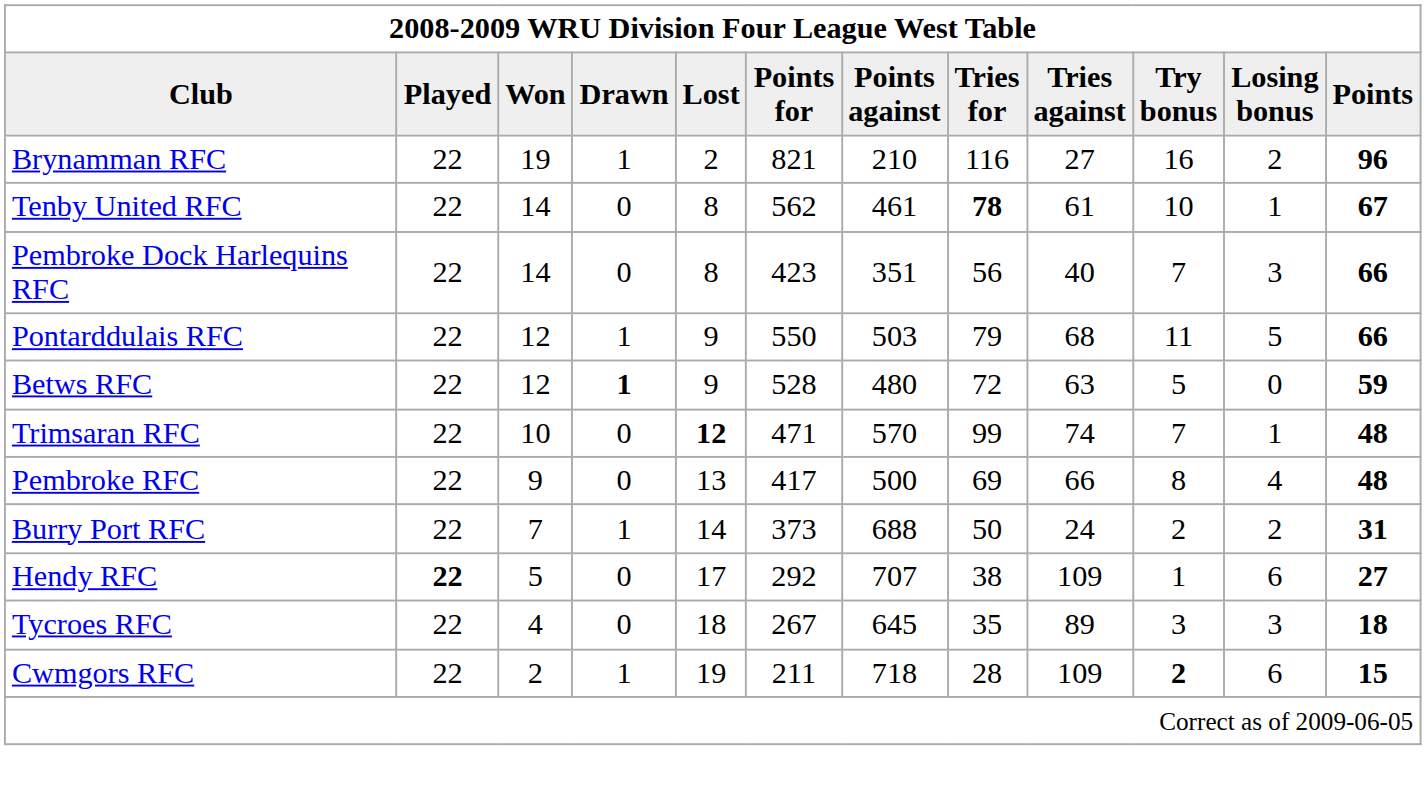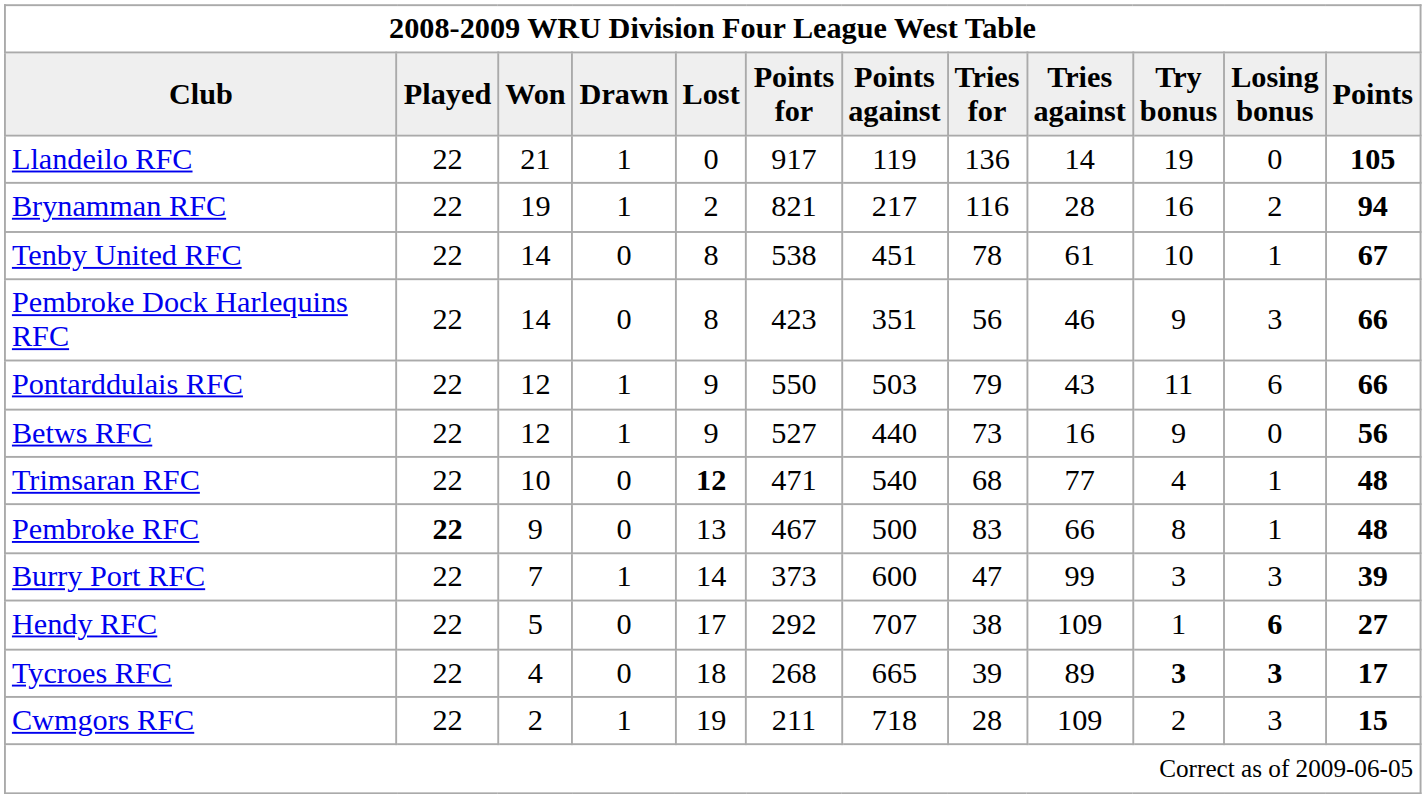+ row: (102, 158)
(894, 158) 210 -> (894, 206) 217
(1080, 158) 27 -> (1080, 206) 28
(1373, 158) 96 -> (1373, 206) 94
(794, 206) 562 -> (794, 254) 538
(894, 206) 461 -> (894, 254) 451
(987, 206) bold -> (987, 254) normal
(1080, 271) 40 -> (1080, 319) 46
(1179, 271) 7 -> (1179, 319) 9
(1080, 336) 68 -> (1080, 384) 43
(1275, 336) 5 -> (1275, 384) 6
(624, 384) bold -> (624, 432) normal
(794, 384) 528 -> (794, 432) 527
(894, 384) 480 -> (894, 432) 440
(987, 384) 72 -> (987, 432) 73
(1080, 384) 63 -> (1080, 432) 16
(1179, 384) 5 -> (1179, 432) 9
(1373, 384) 59 -> (1373, 432) 56
(894, 432) 570 -> (894, 480) 540
(987, 432) 99 -> (987, 480) 68
(1080, 432) 74 -> (1080, 480) 77
(1179, 432) 7 -> (1179, 480) 4
(448, 480) normal -> (448, 528) bold
(794, 480) 417 -> (794, 528) 467
(987, 480) 69 -> (987, 528) 83
(1275, 480) 4 -> (1275, 528) 1
(894, 528) 688 -> (894, 576) 600
(987, 528) 50 -> (987, 576) 47
(1080, 528) 24 -> (1080, 576) 99
(1179, 528) 2 -> (1179, 576) 3
(1275, 528) 2 -> (1275, 576) 3
(1373, 528) 31 -> (1373, 576) 39
(448, 576) bold -> (448, 624) normal
(1275, 576) normal -> (1275, 624) bold
(794, 624) 267 -> (794, 672) 268
(894, 624) 645 -> (894, 672) 665
(987, 624) 35 -> (987, 672) 39
(1179, 624) normal -> (1179, 672) bold
(1275, 624) normal -> (1275, 672) bold
(1373, 624) 18 -> (1373, 672) 17
(1179, 672) bold -> (1179, 720) normal
(1275, 672) 6 -> (1275, 720) 3
